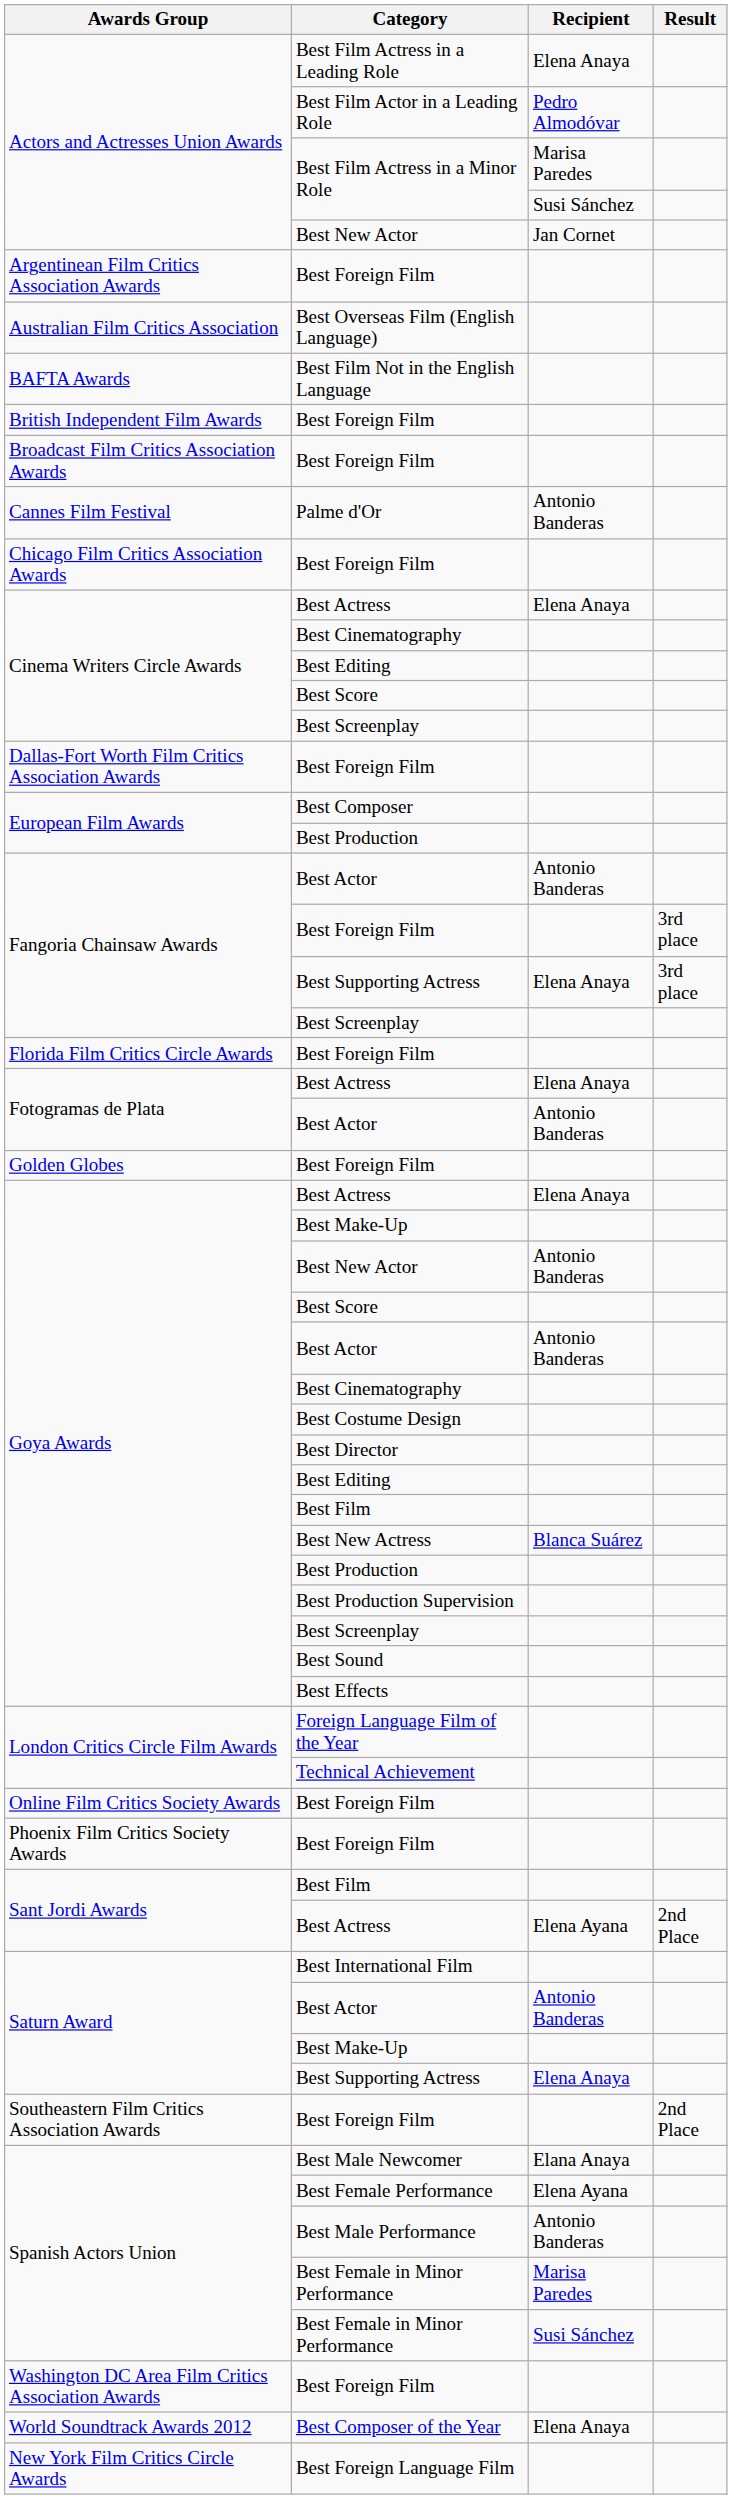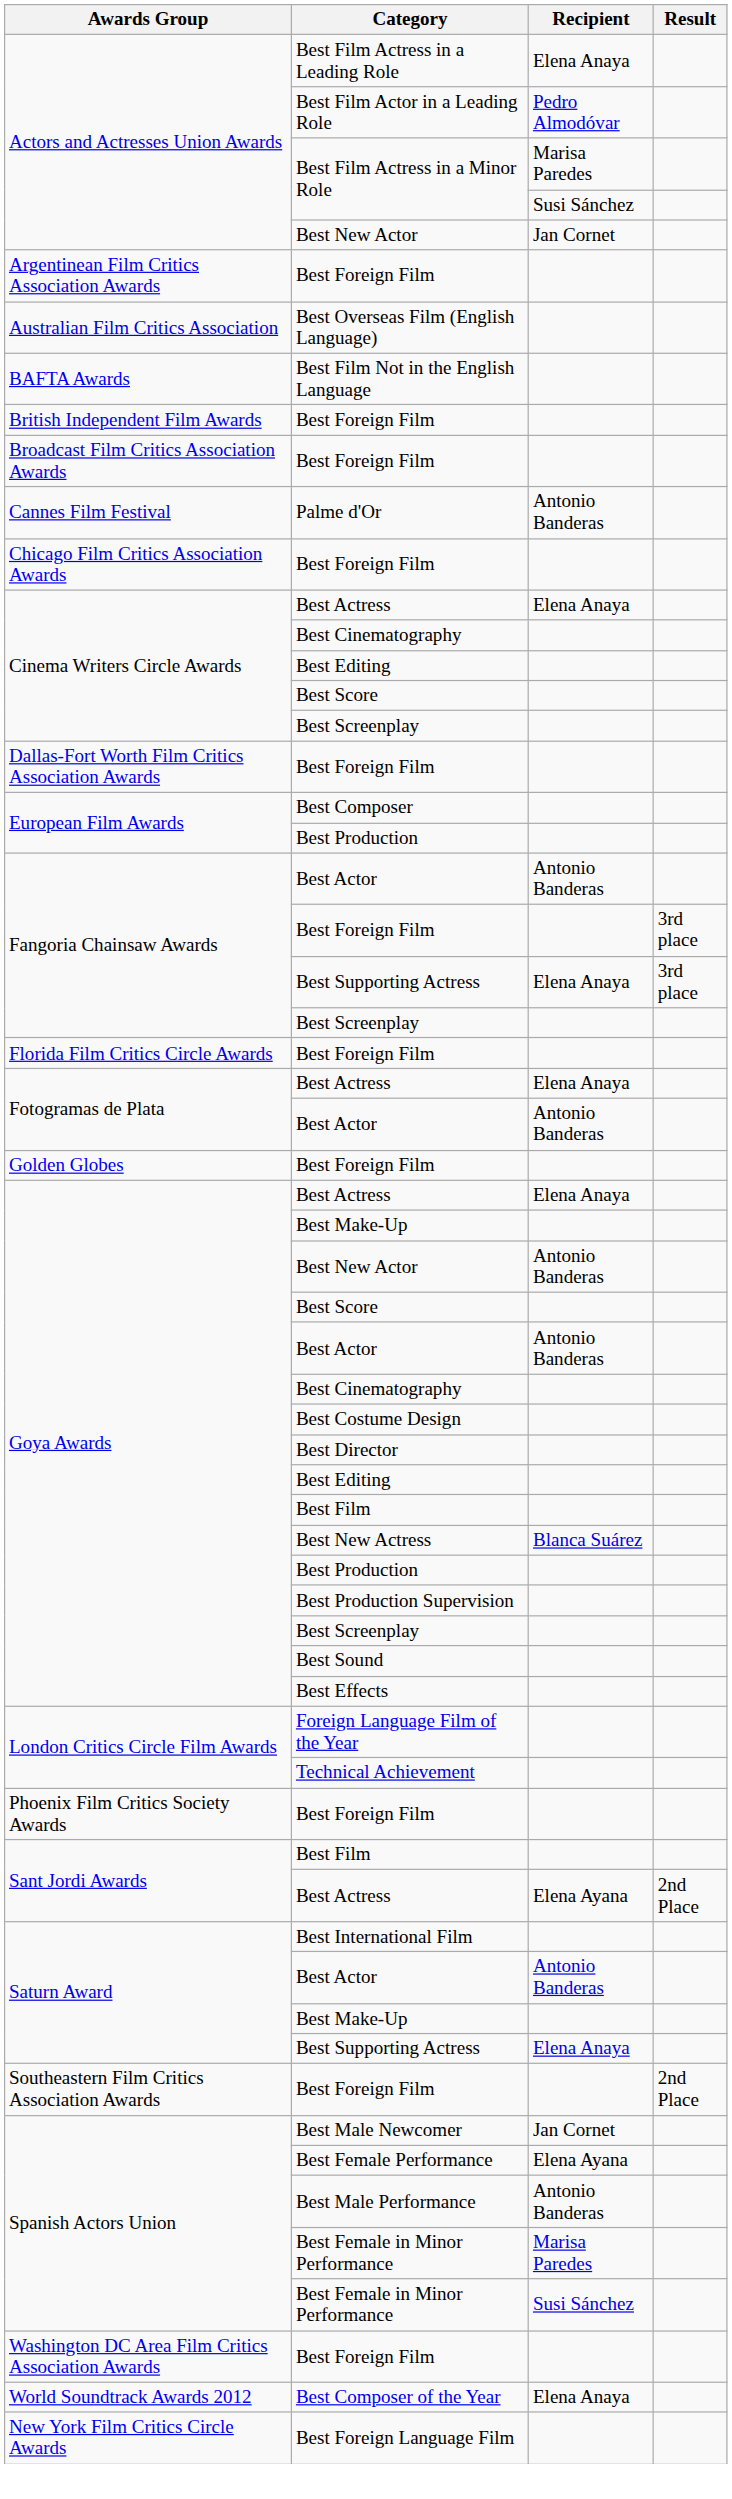- row: (145, 1802)
(581, 2160) Elana Anaya -> (574, 2130) Jan Cornet
